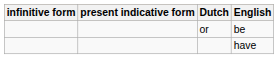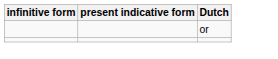- column: (253, 12)
